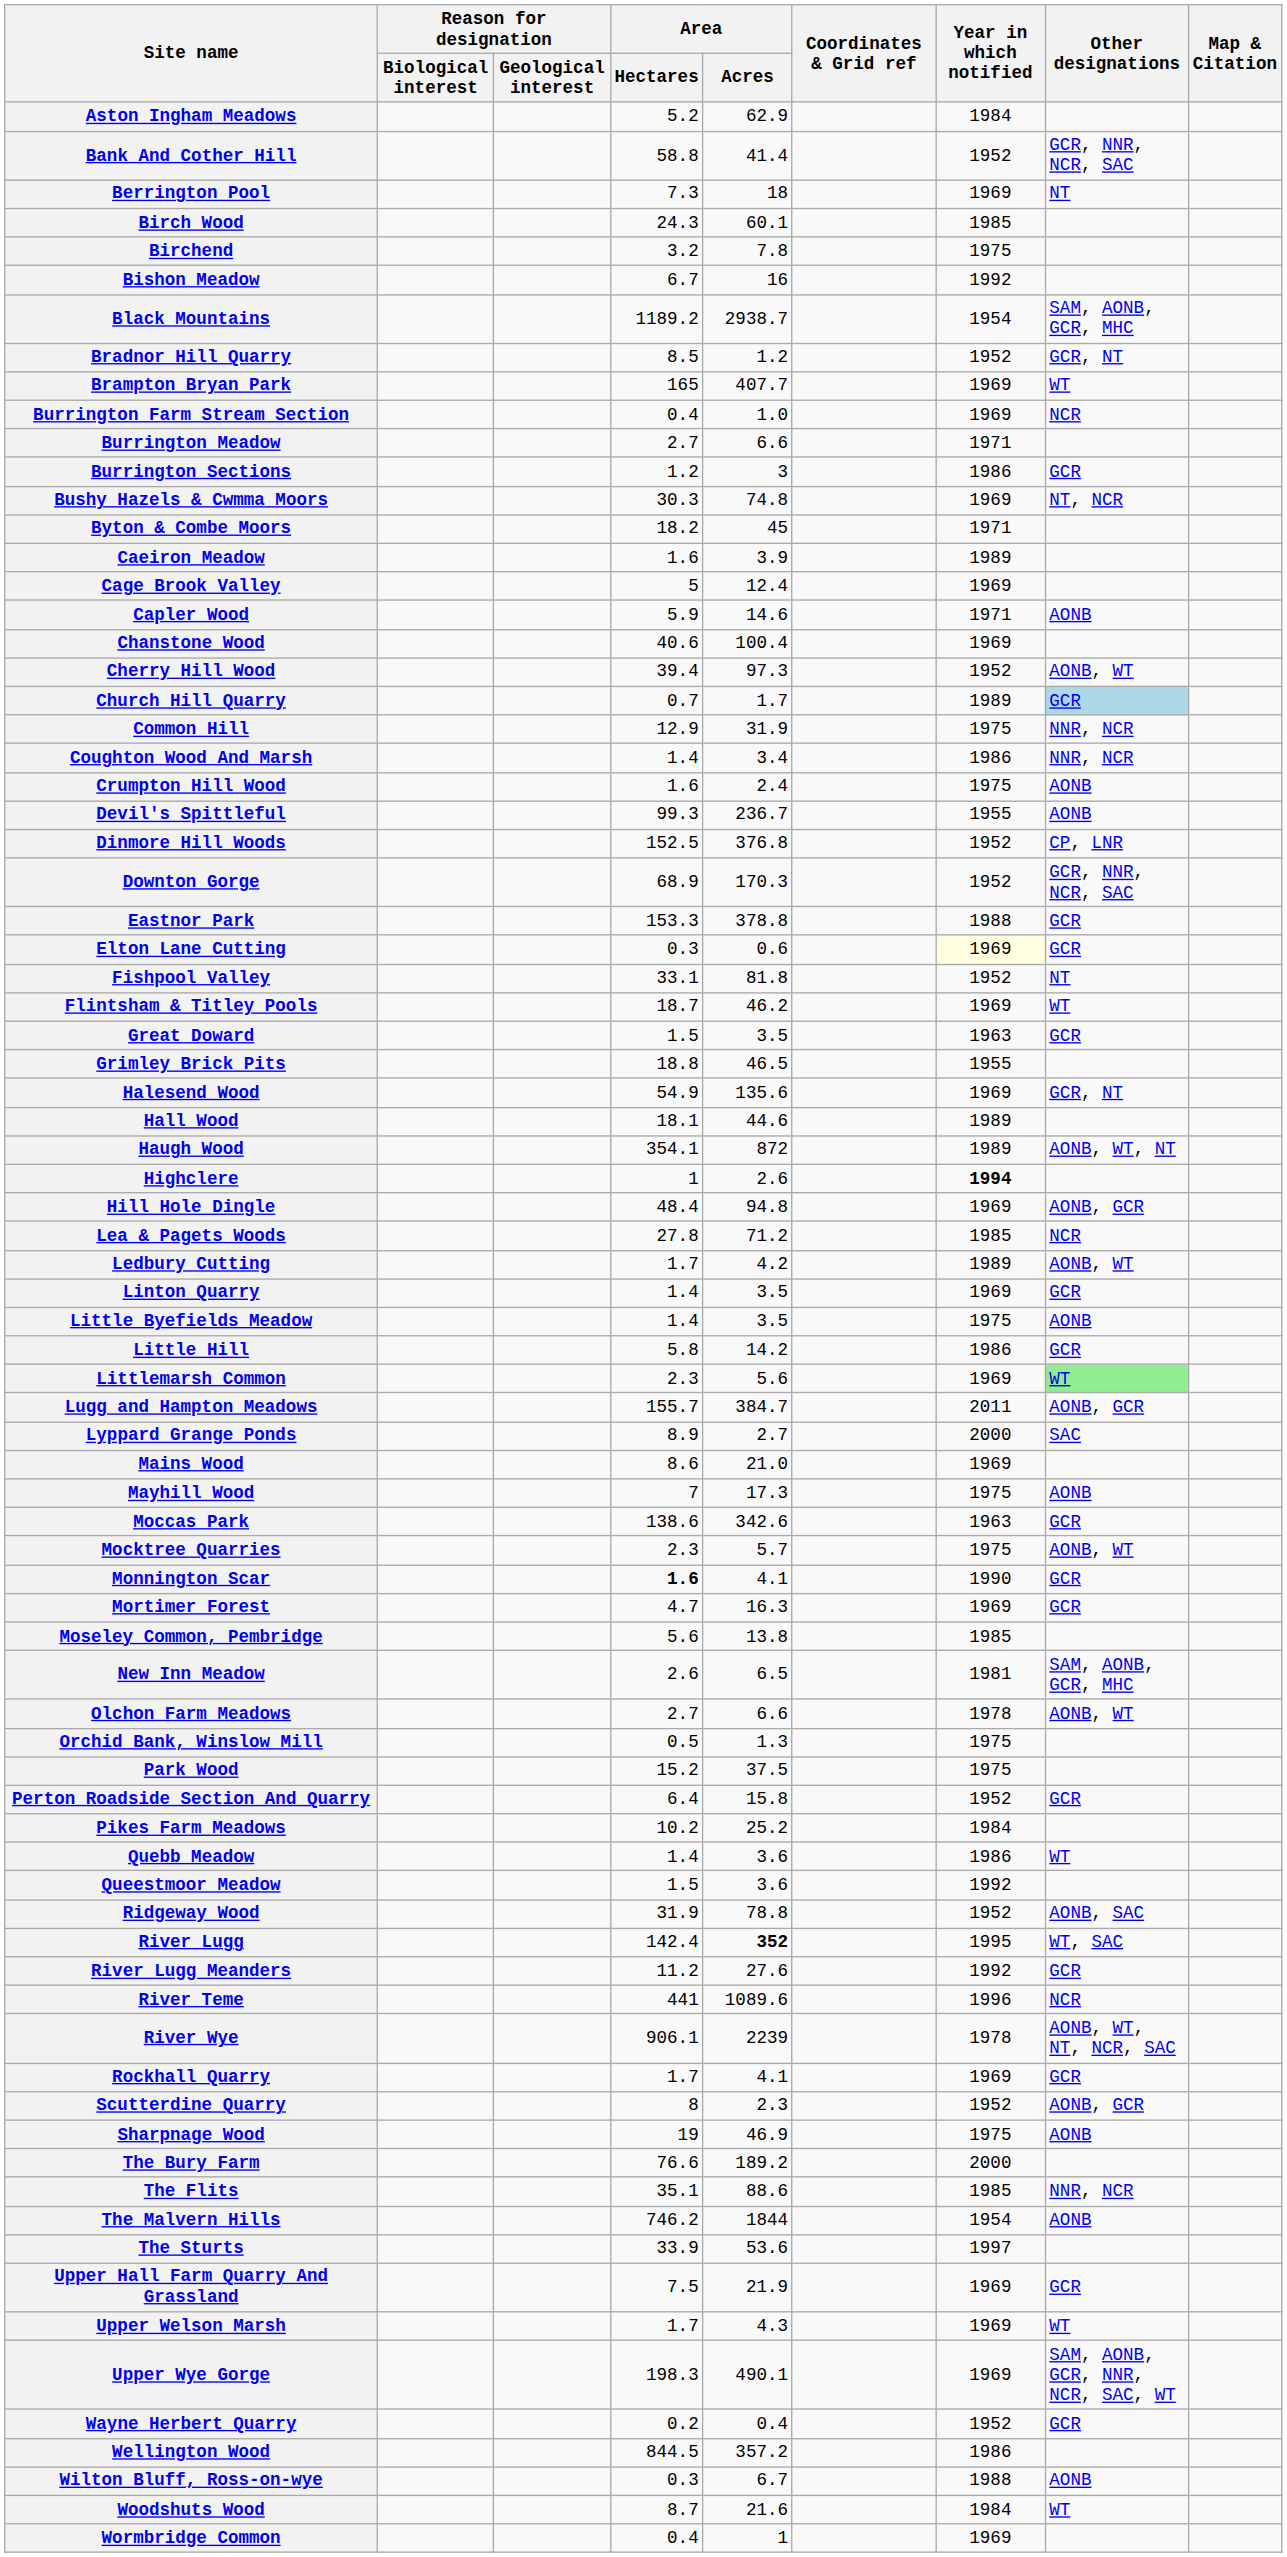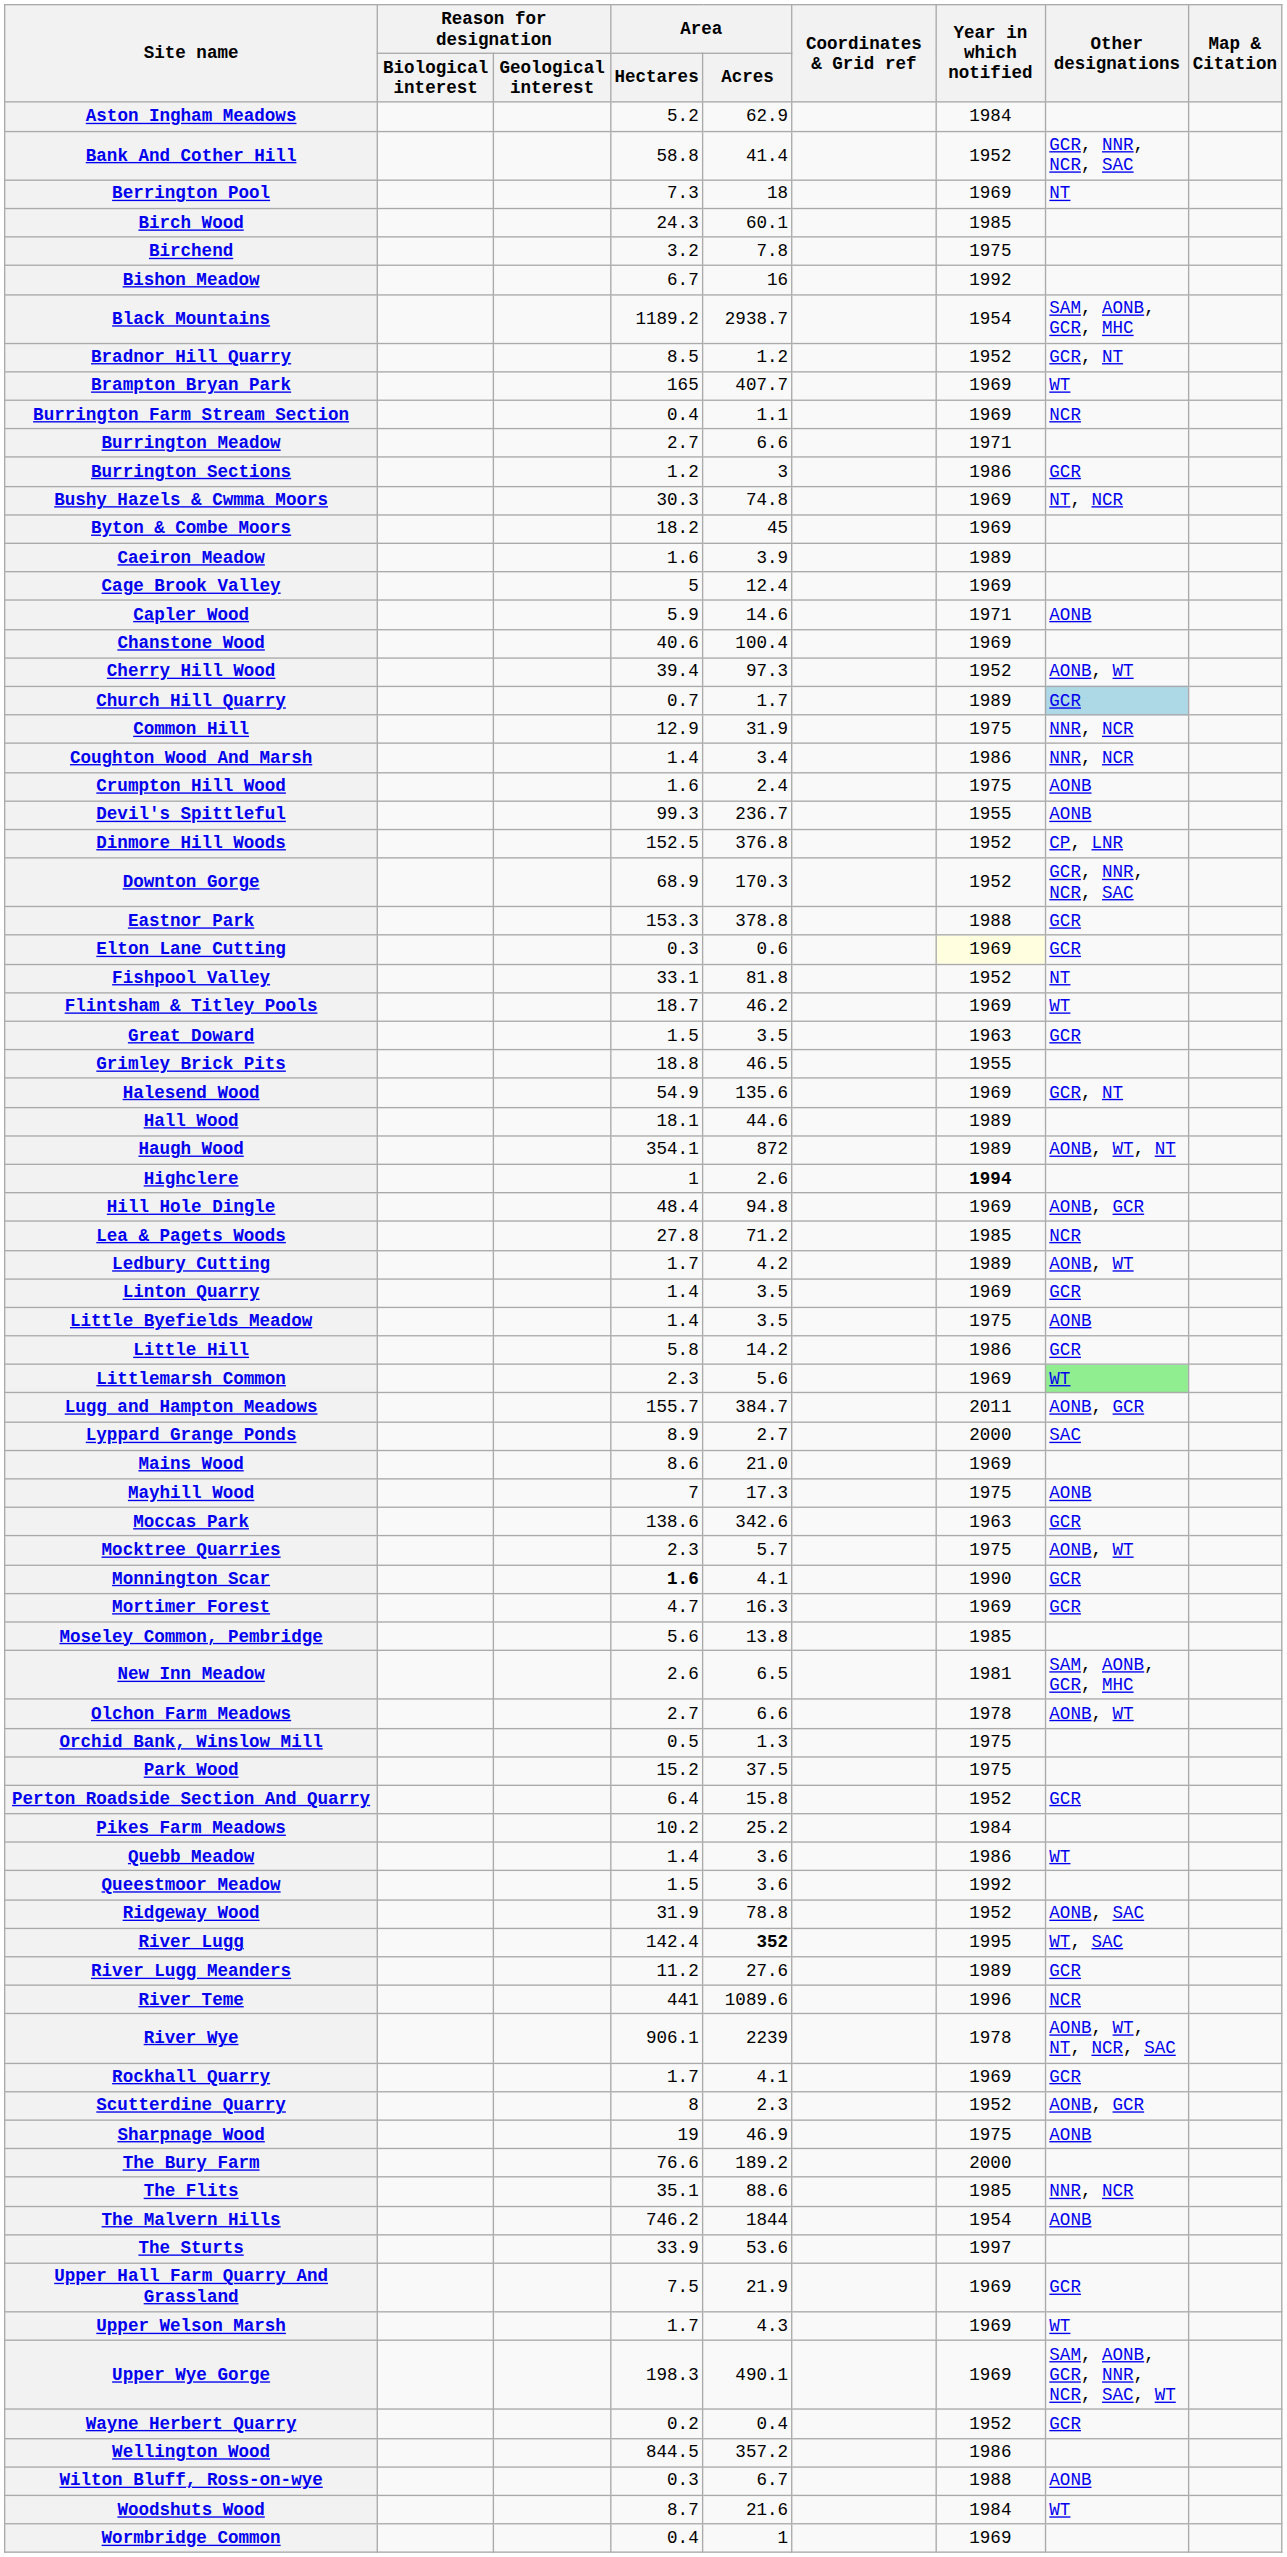(772, 415) 1.0 -> (772, 415) 1.1
(990, 529) 1971 -> (990, 529) 1969
(990, 1971) 1992 -> (990, 1971) 1989
